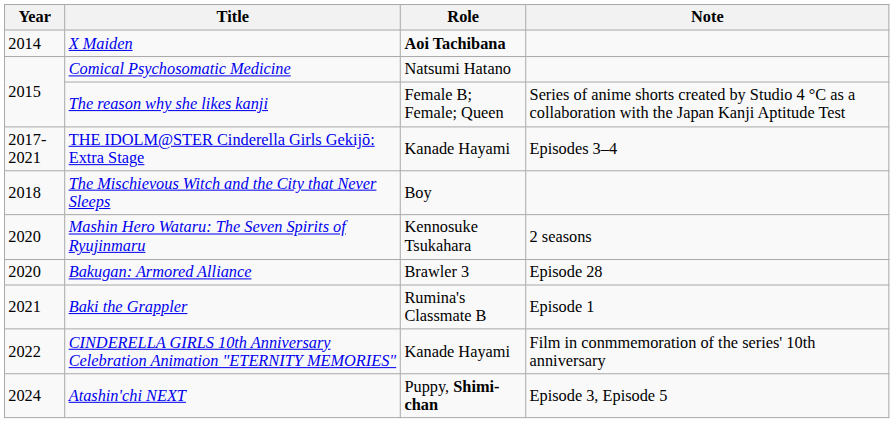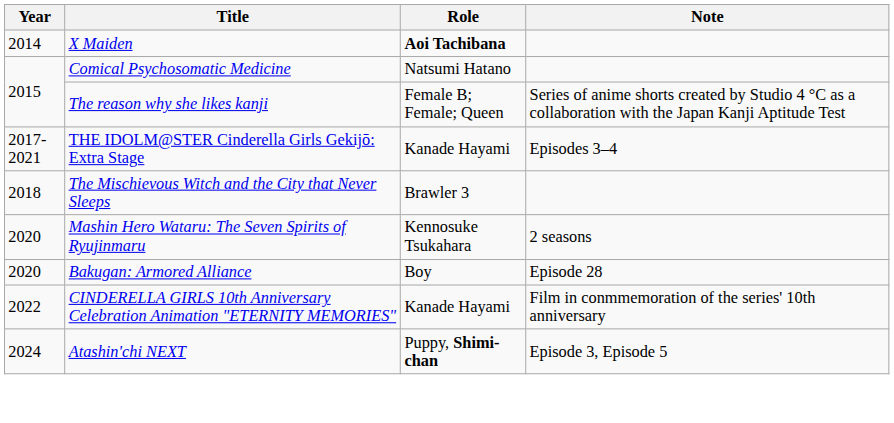(418, 192) Boy -> (437, 192) Brawler 3
(437, 272) Brawler 3 -> (418, 272) Boy
- row: (128, 307)
